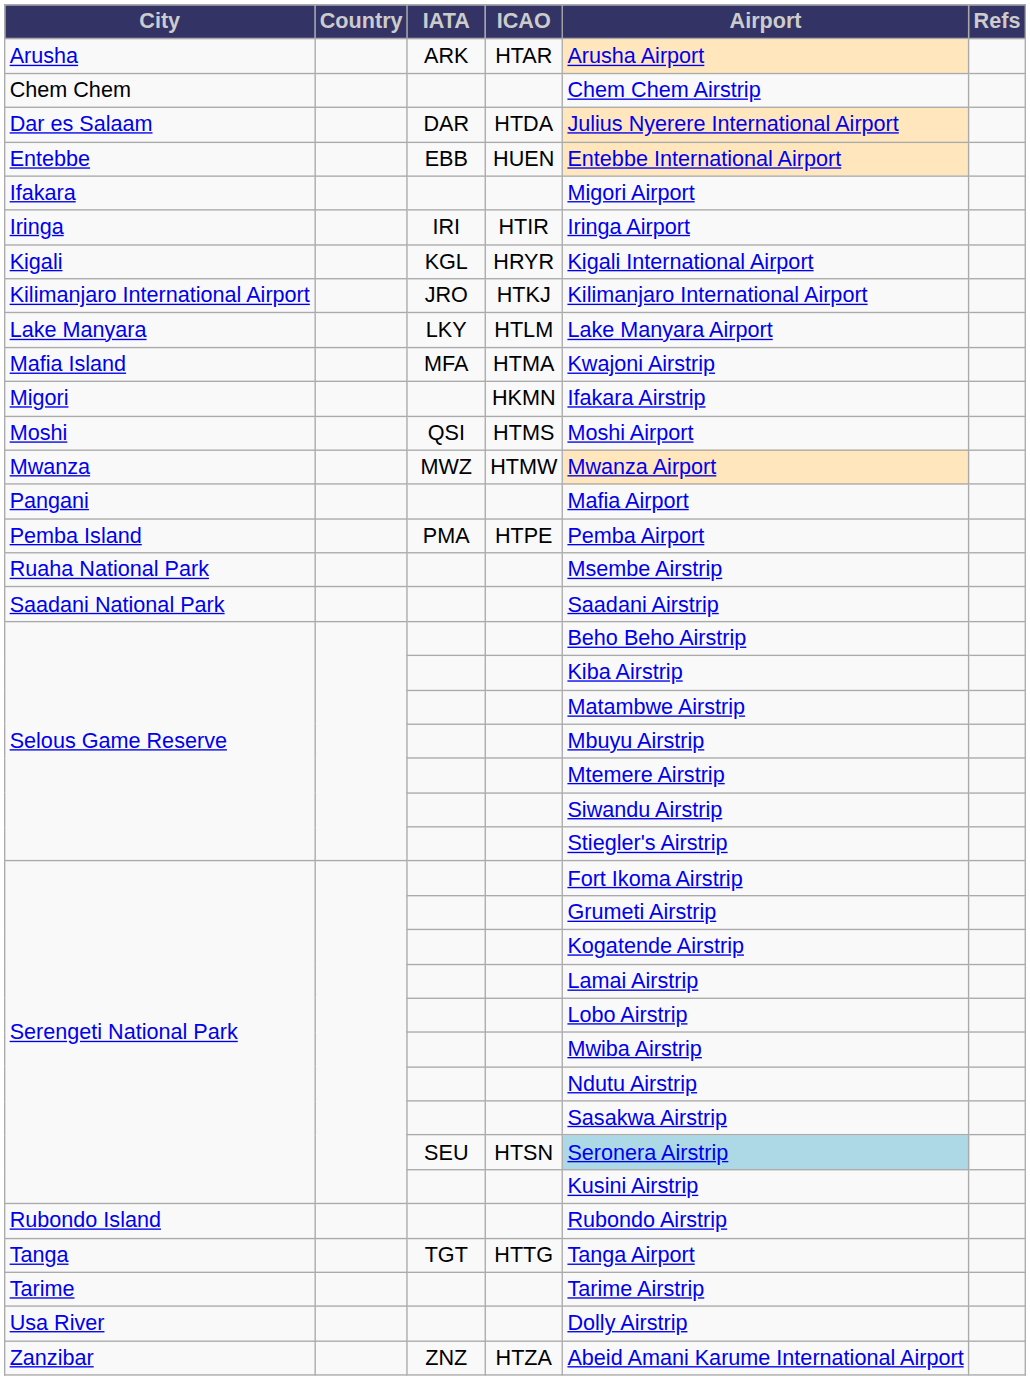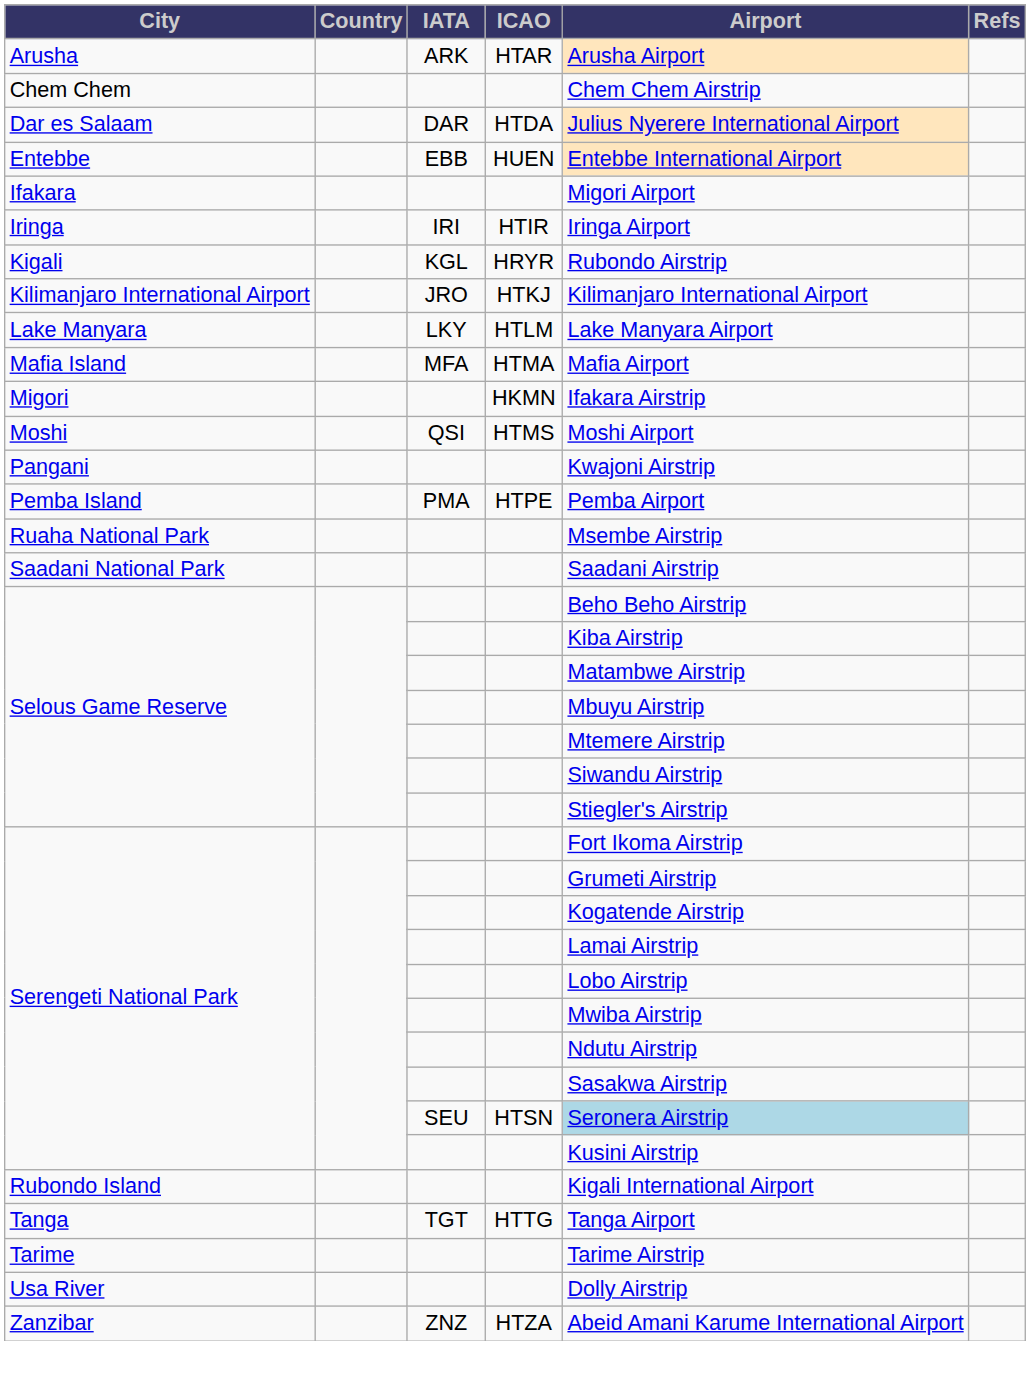(691, 261) Kigali International Airport -> (647, 261) Rubondo Airstrip
(641, 364) Kwajoni Airstrip -> (628, 364) Mafia Airport
- row: (50, 466)
(628, 501) Mafia Airport -> (641, 466) Kwajoni Airstrip
(647, 1220) Rubondo Airstrip -> (691, 1186) Kigali International Airport
